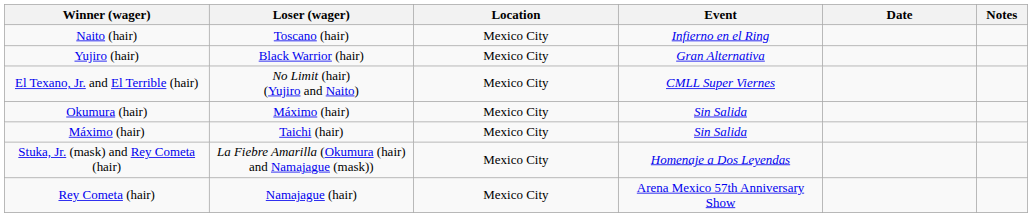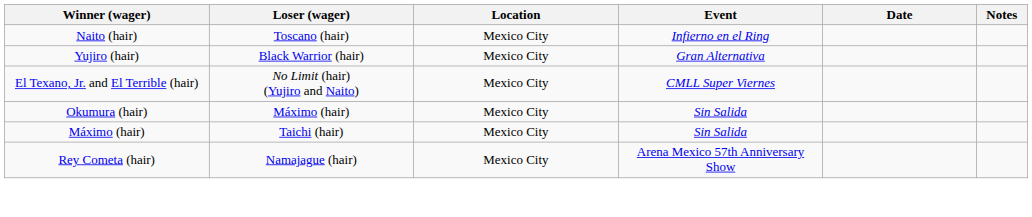- row: (107, 159)
